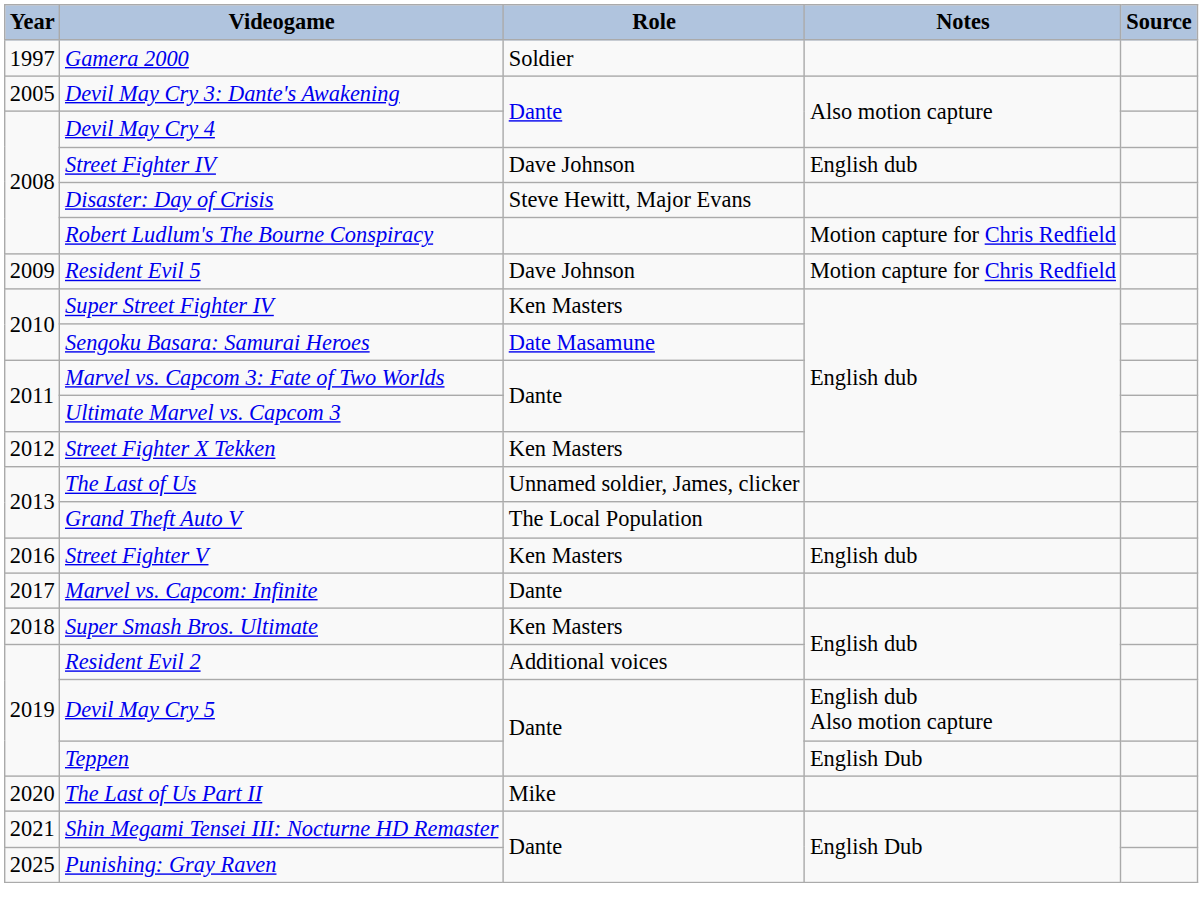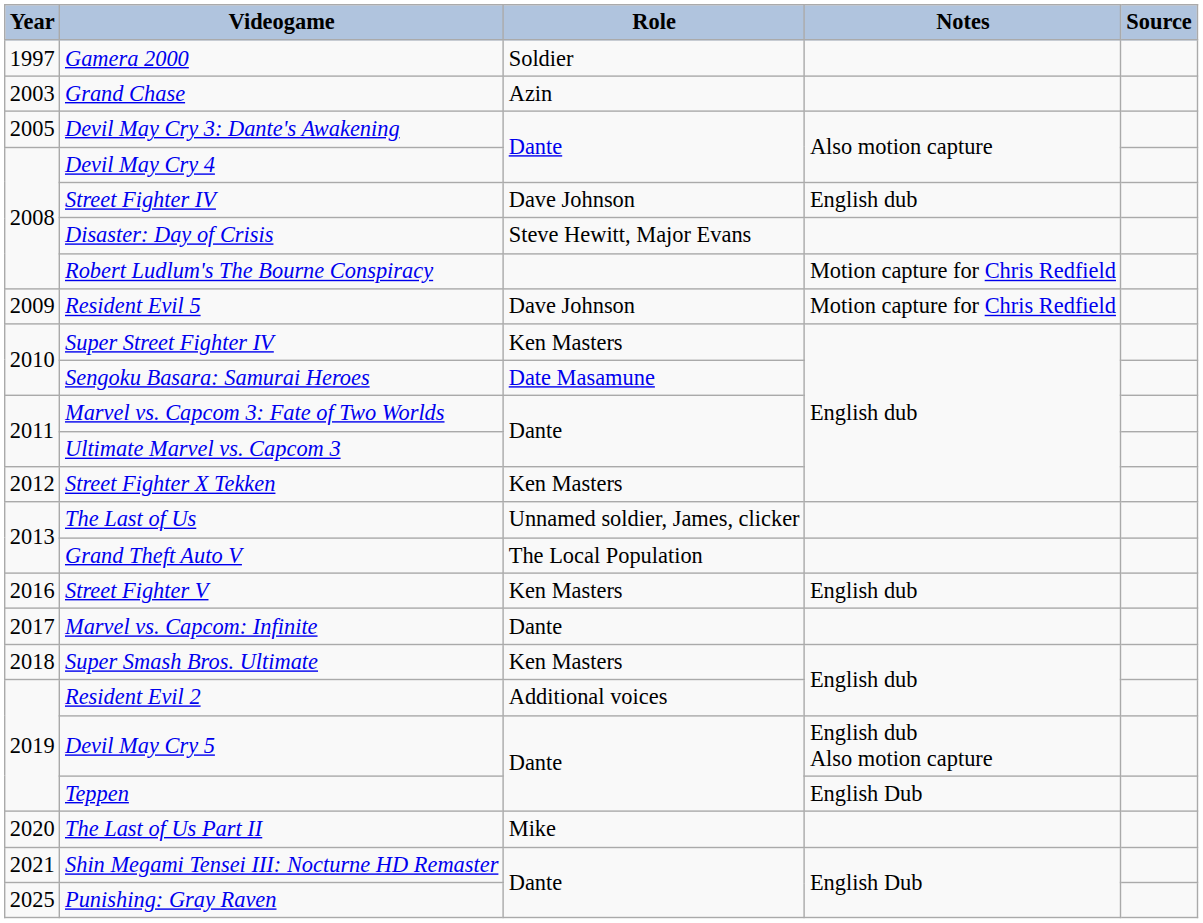+ row: (125, 93)
